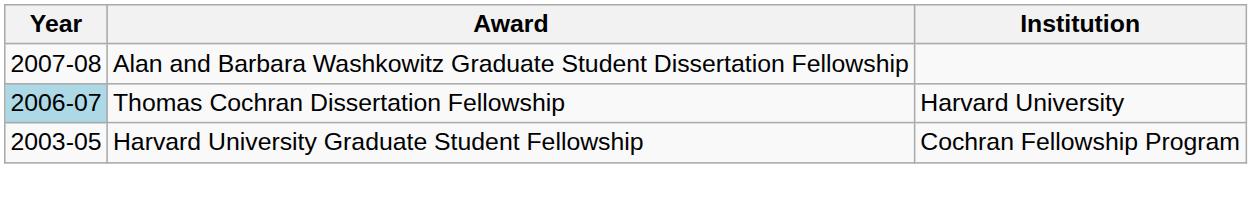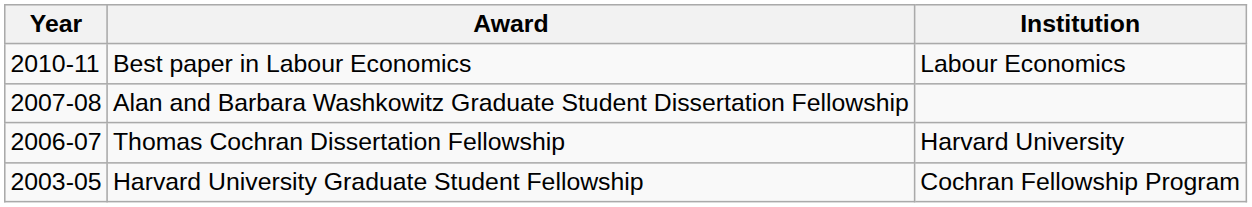+ row: (292, 63)
(56, 102) lightblue background -> (56, 142) no background
